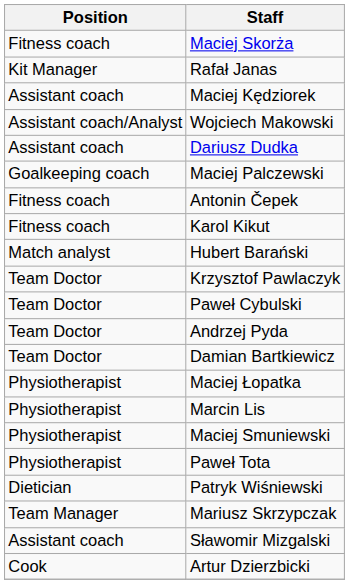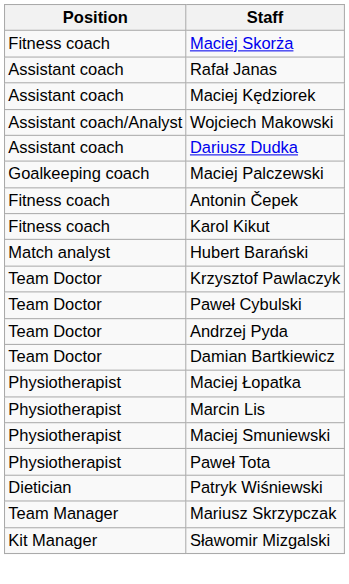(53, 69) Kit Manager -> (66, 69) Assistant coach
(66, 540) Assistant coach -> (53, 540) Kit Manager
- row: (250, 566)
